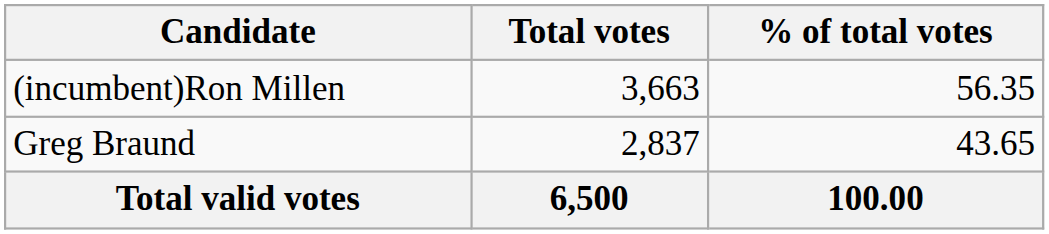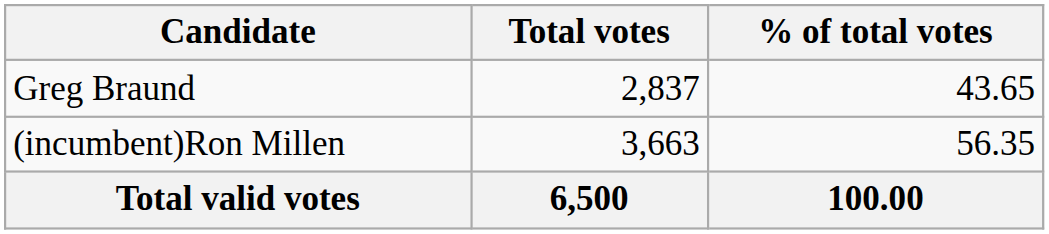rows swapped: (179, 87) <-> (104, 143)
